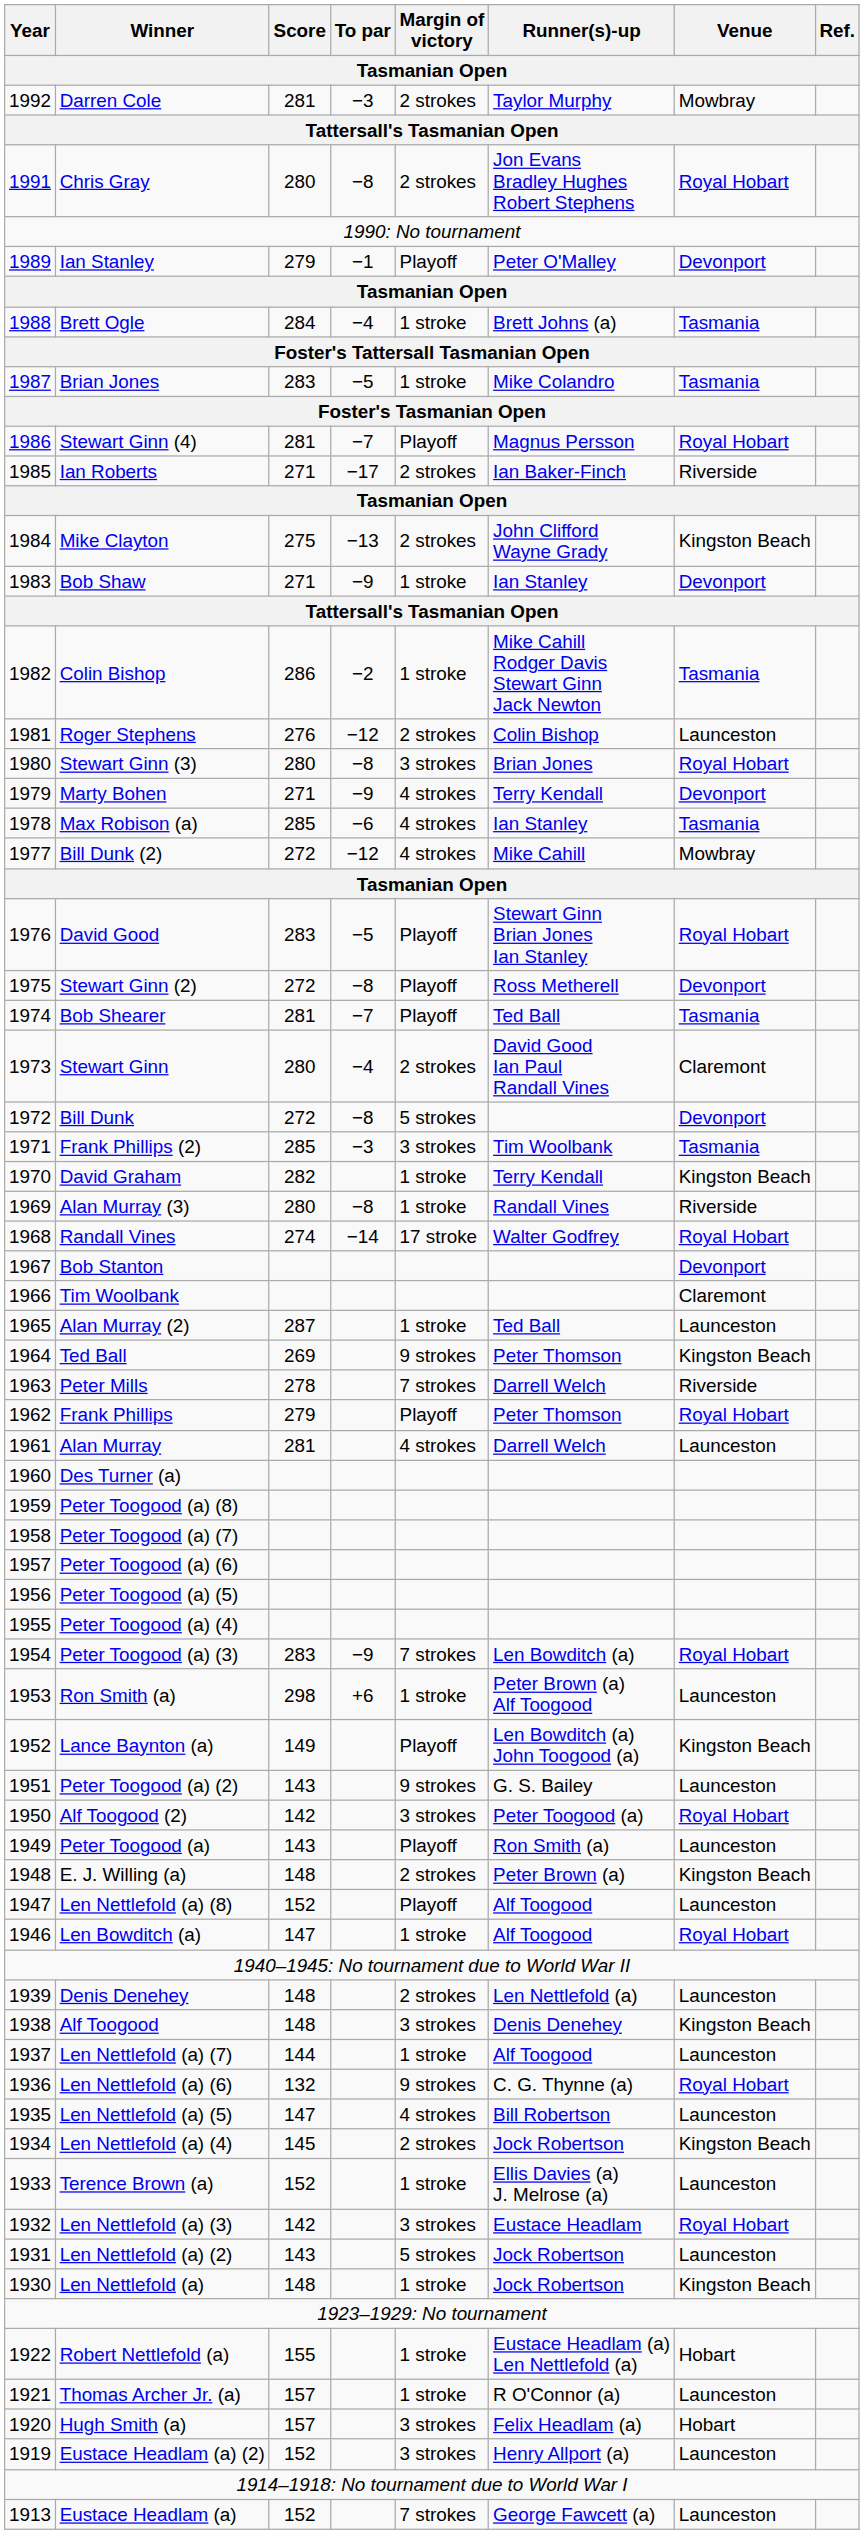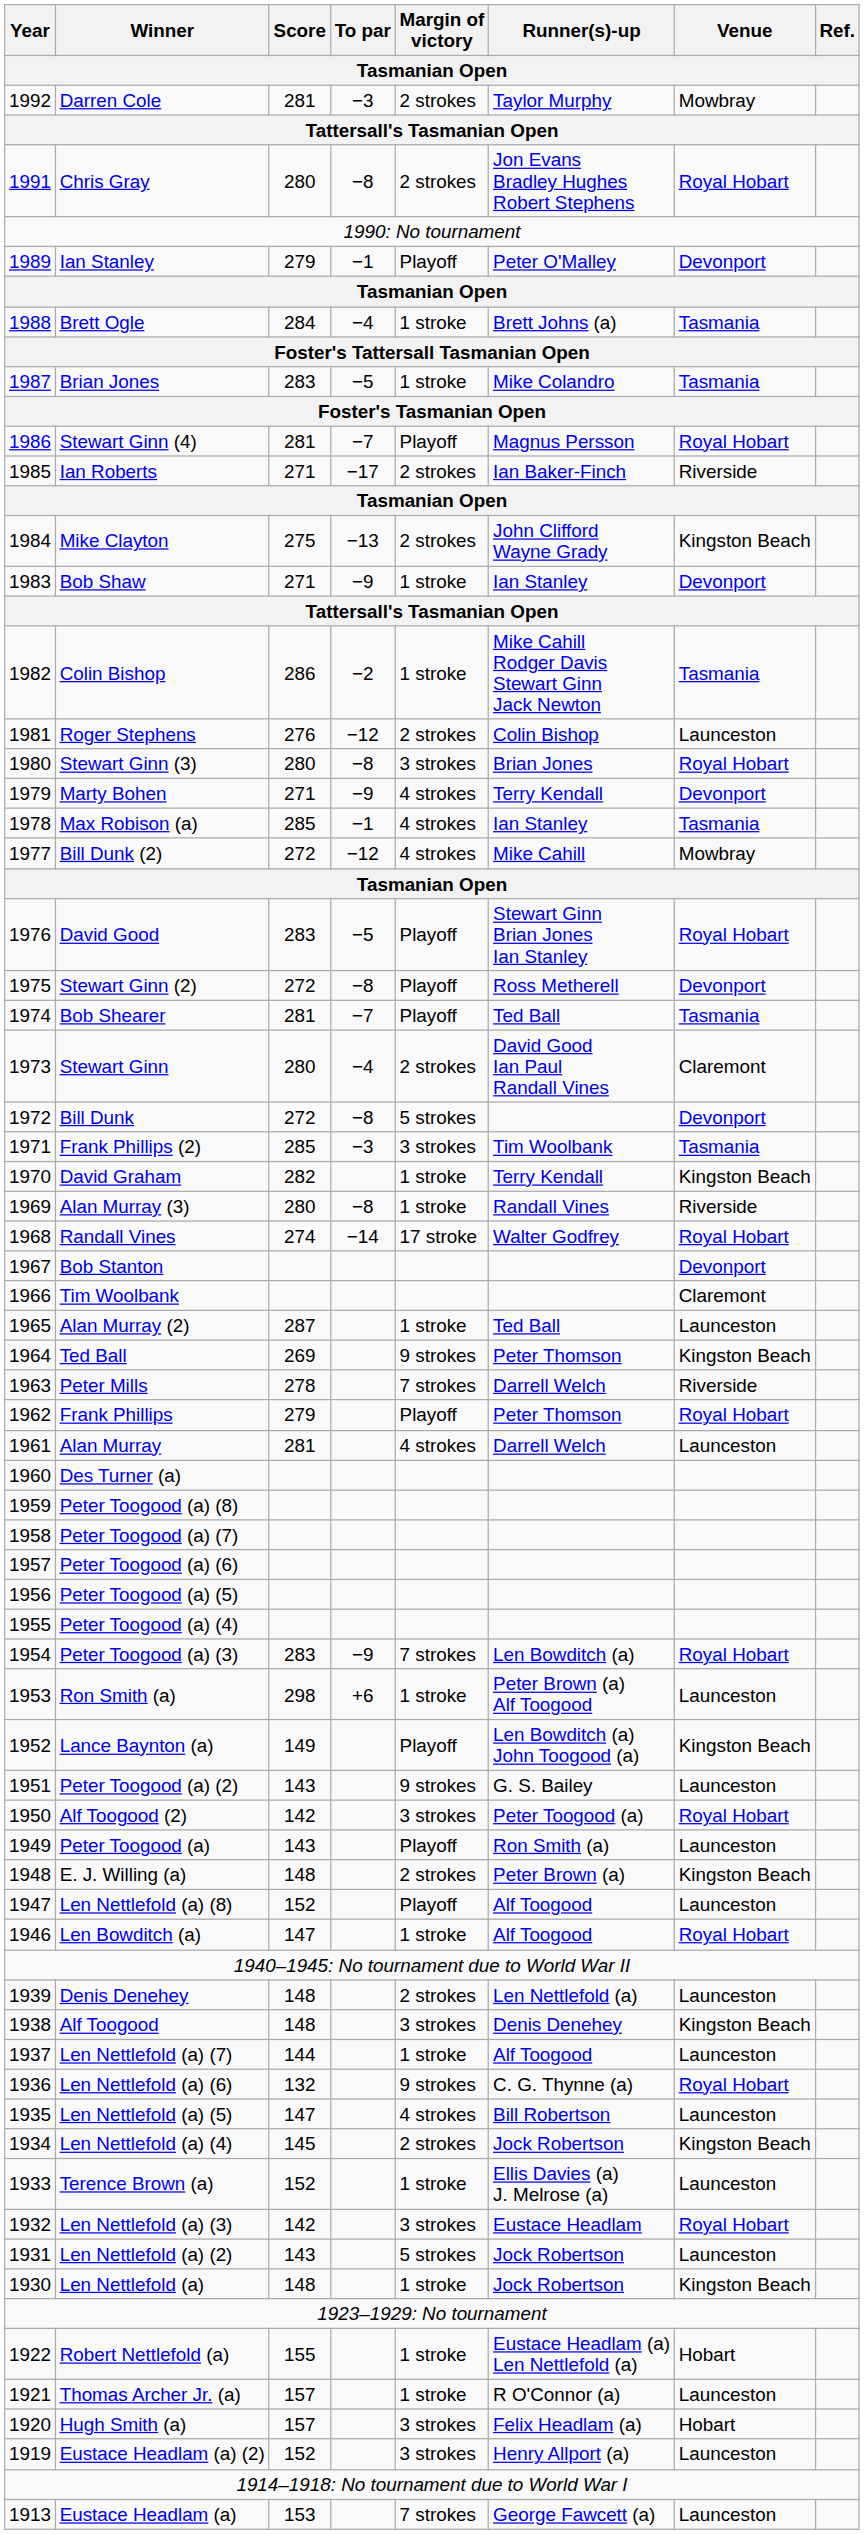(363, 824) −6 -> (363, 824) −1
(300, 2514) 152 -> (300, 2514) 153
